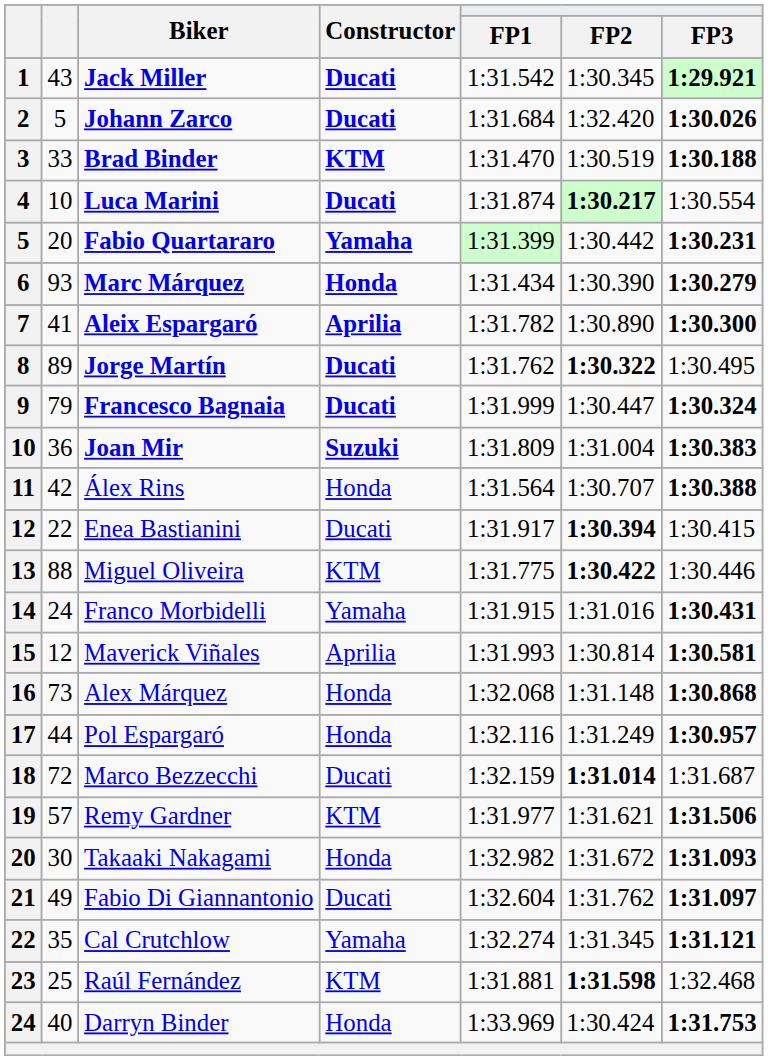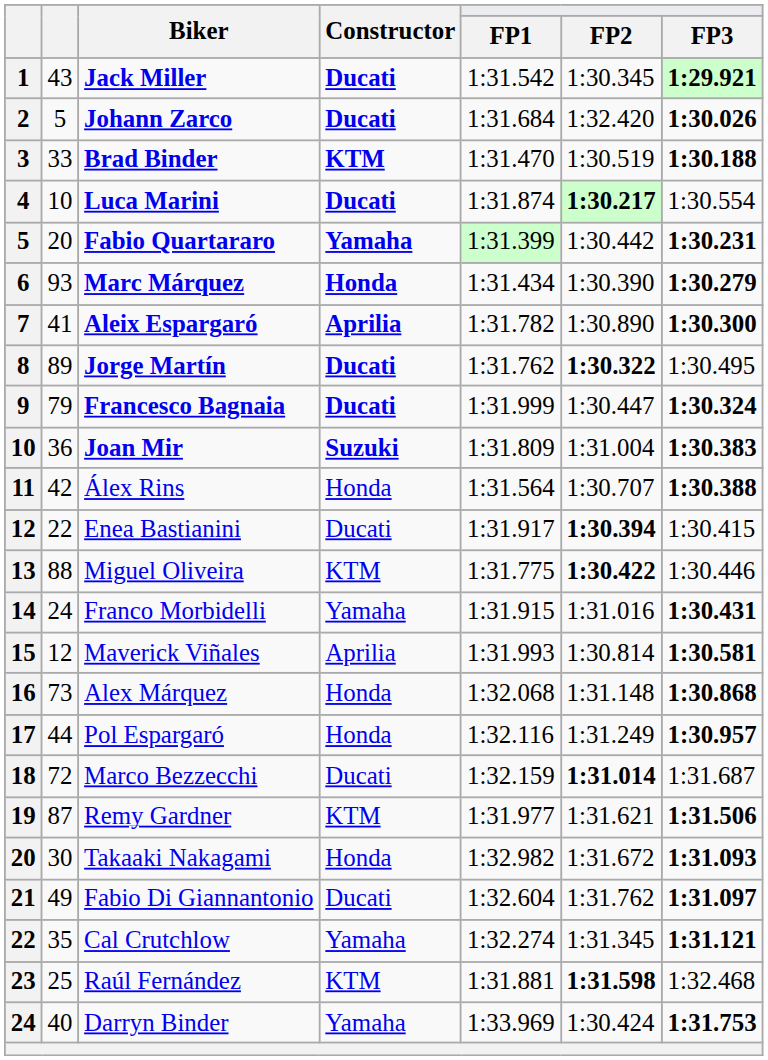(60, 816) 57 -> (60, 816) 87
(358, 1021) Honda -> (366, 1021) Yamaha
